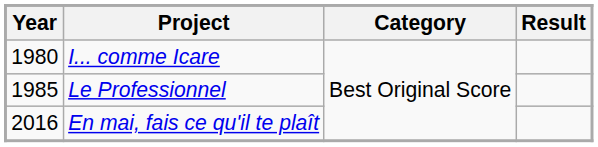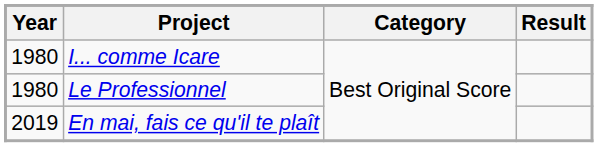(35, 90) 1985 -> (35, 90) 1980
(35, 124) 2016 -> (35, 124) 2019
